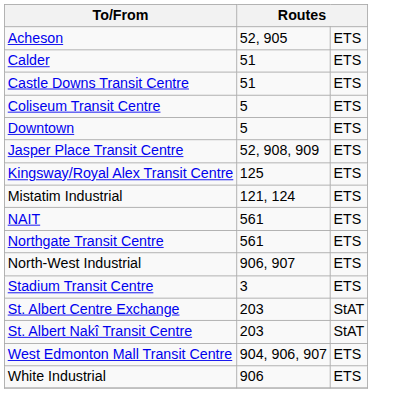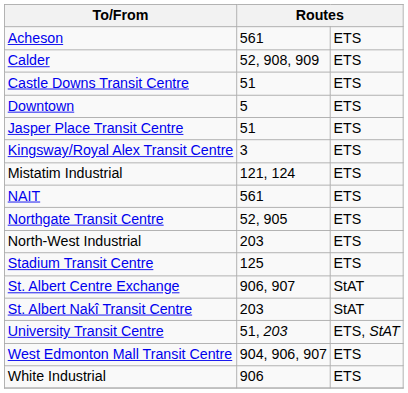(264, 38) 52, 905 -> (252, 38) 561
(248, 60) 51 -> (279, 60) 52, 908, 909
- row: (84, 106)
(279, 151) 52, 908, 909 -> (248, 128) 51
(252, 173) 125 -> (244, 151) 3
(252, 241) 561 -> (264, 219) 52, 905
(268, 264) 906, 907 -> (252, 241) 203
(244, 286) 3 -> (252, 264) 125
(252, 309) 203 -> (268, 286) 906, 907
+ row: (86, 331)
